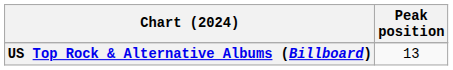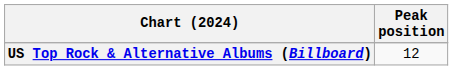(411, 54) 13 -> (411, 54) 12
